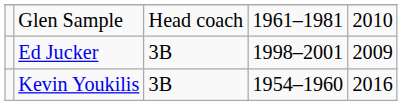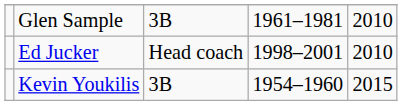(196, 20) Head coach -> (160, 20) 3B
(160, 52) 3B -> (196, 52) Head coach
(373, 52) 2009 -> (373, 52) 2010
(373, 84) 2016 -> (373, 84) 2015
